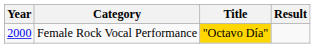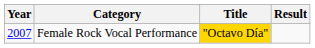(19, 33) 2000 -> (19, 33) 2007
